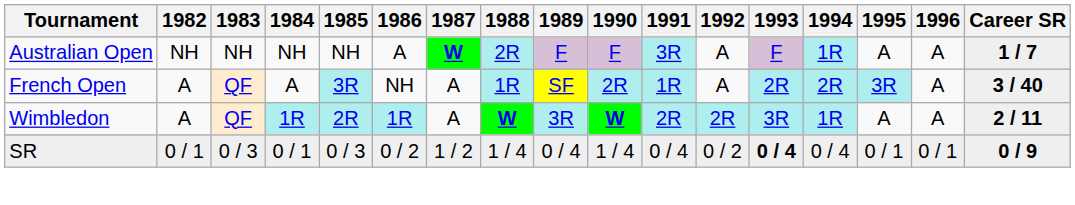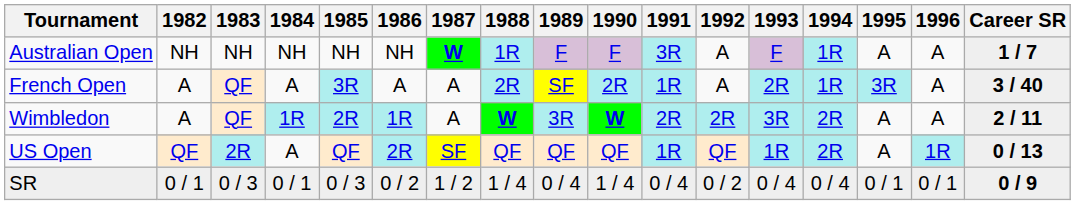(400, 52) A -> (400, 52) NH
(507, 52) 2R -> (507, 52) 1R
(400, 85) NH -> (400, 85) A
(507, 85) 1R -> (507, 85) 2R
(830, 85) 2R -> (830, 85) 1R
(830, 117) 1R -> (830, 117) 2R
+ row: (50, 150)
(776, 150) bold -> (776, 182) normal
